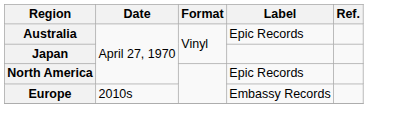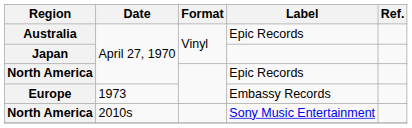(116, 93) 2010s -> (112, 93) 1973
+ row: (50, 113)
